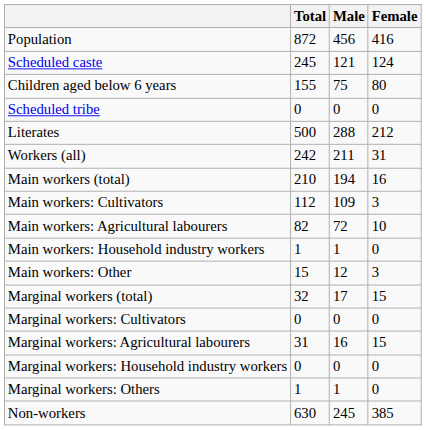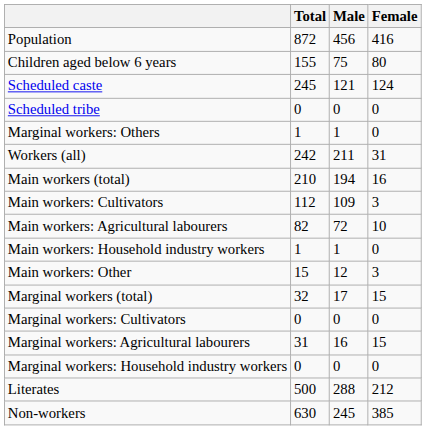rows swapped: (92, 86) <-> (55, 62)
rows swapped: (34, 132) <-> (84, 389)
